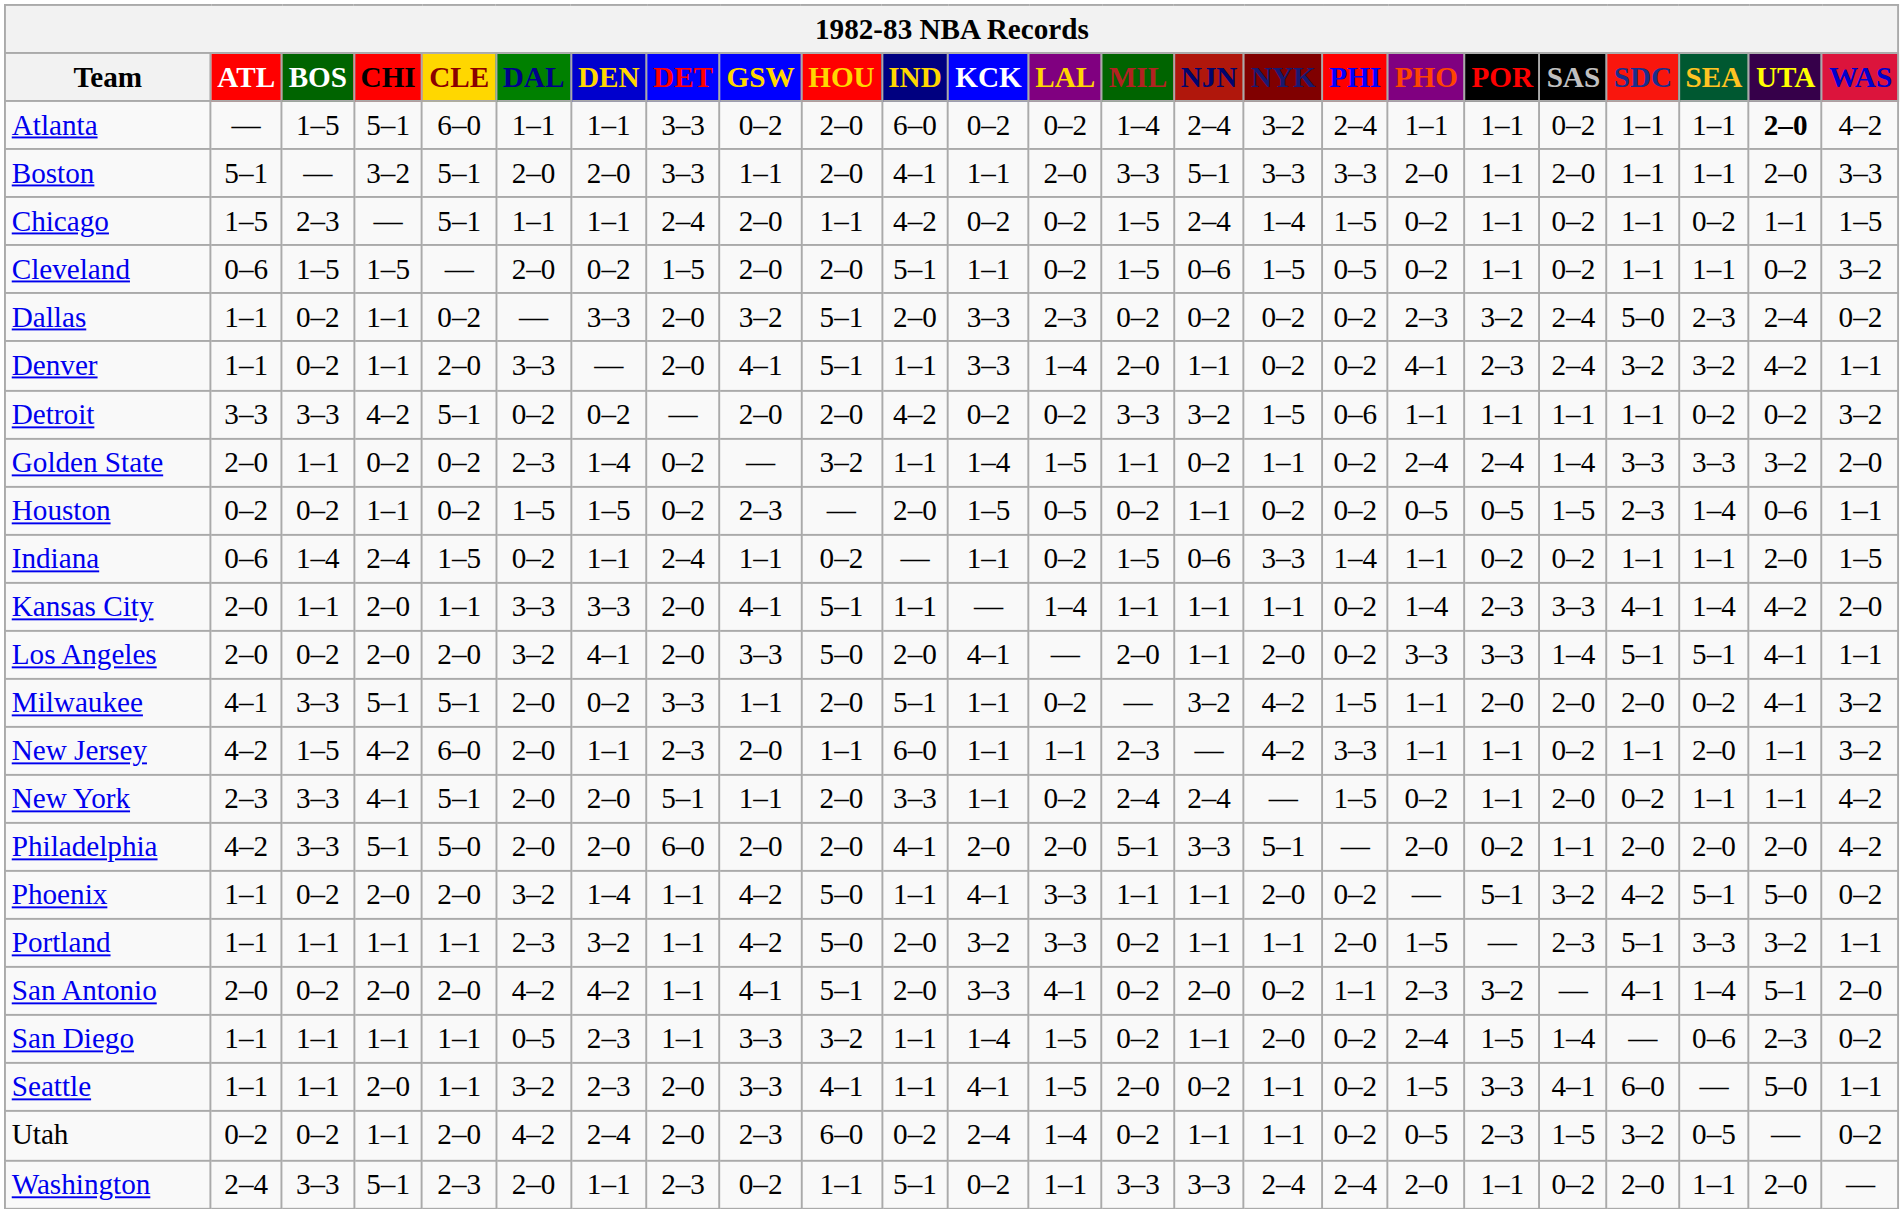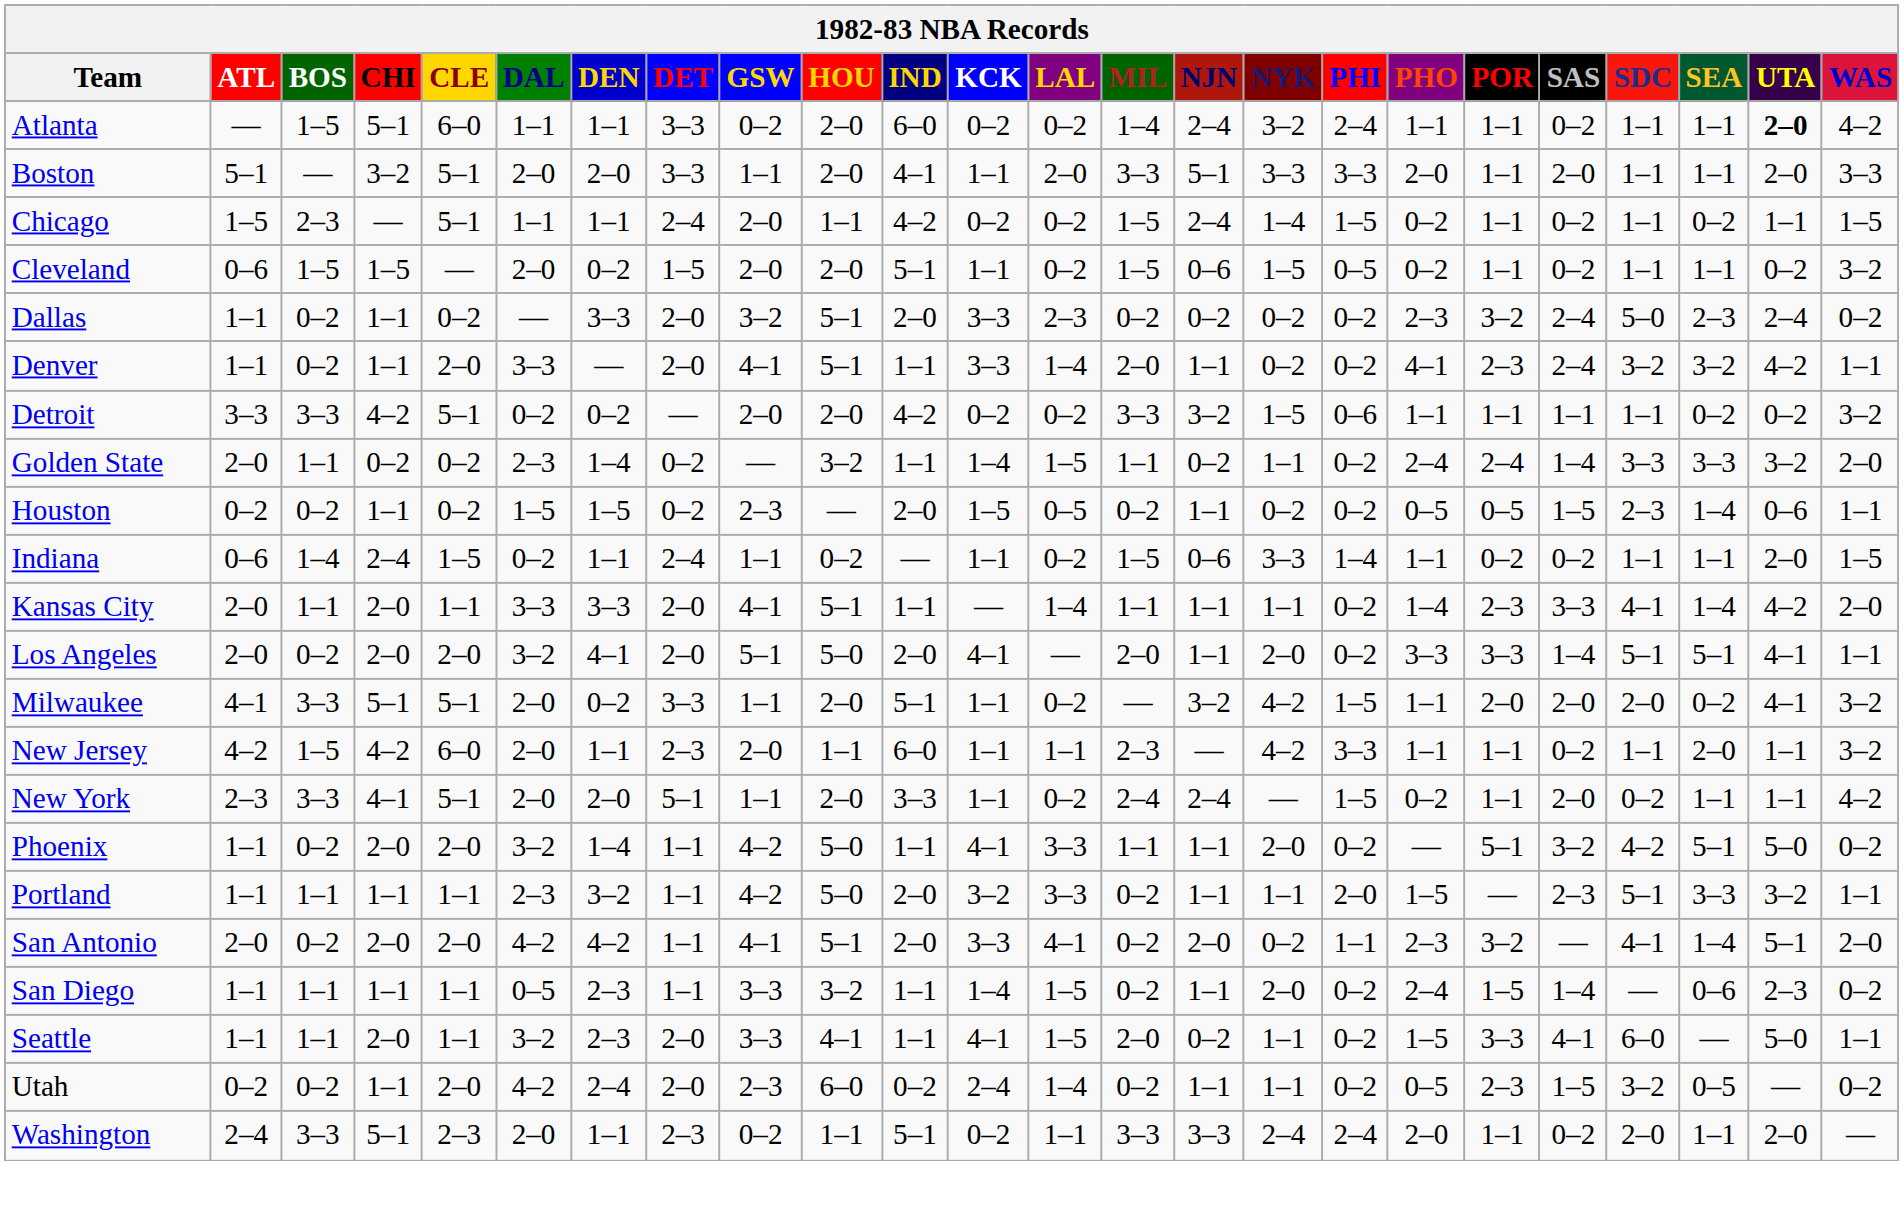(761, 654) 3–3 -> (761, 654) 5–1
- row: (85, 846)
